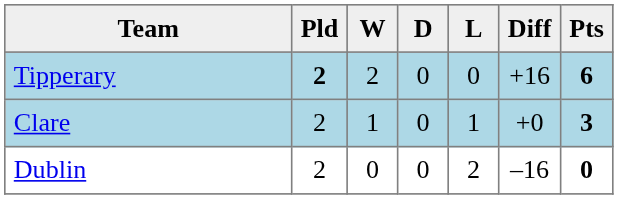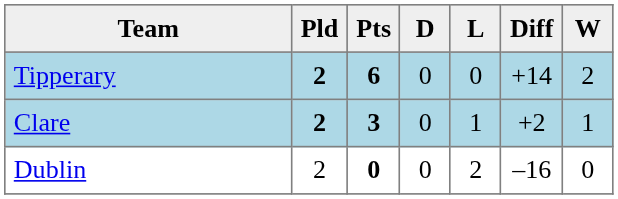columns swapped: (373, 28) <-> (587, 28)
(530, 75) +16 -> (532, 75) +14
(320, 122) normal -> (320, 122) bold
(530, 122) +0 -> (532, 122) +2
